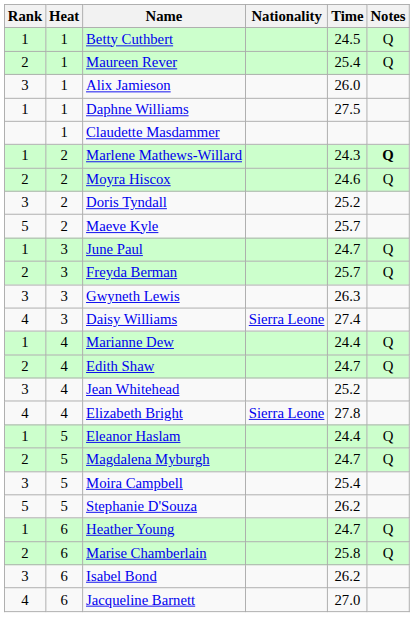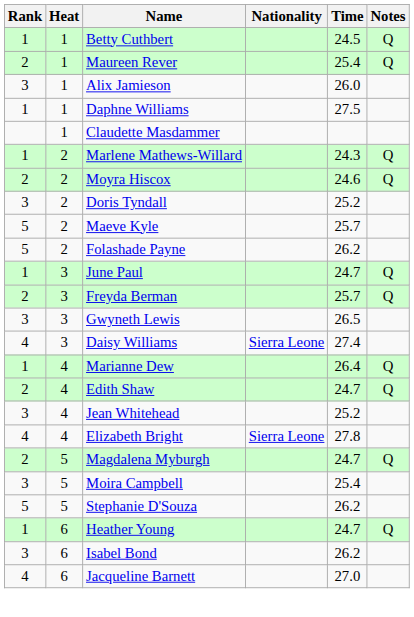(388, 156) bold -> (388, 156) normal
+ row: (136, 249)
(347, 296) 26.3 -> (347, 319) 26.5
(347, 343) 24.4 -> (347, 366) 26.4
- row: (133, 436)
- row: (146, 553)
